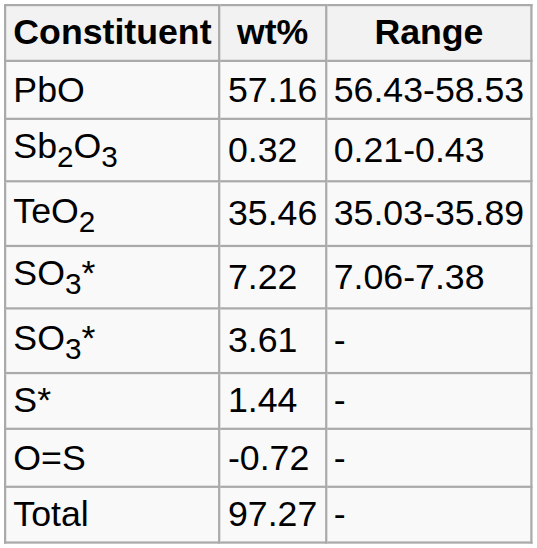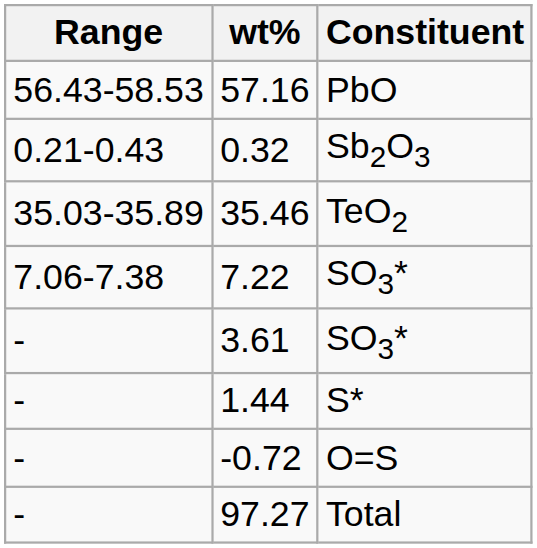columns swapped: (112, 32) <-> (429, 32)
